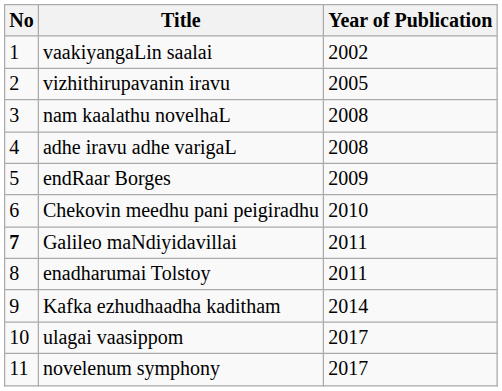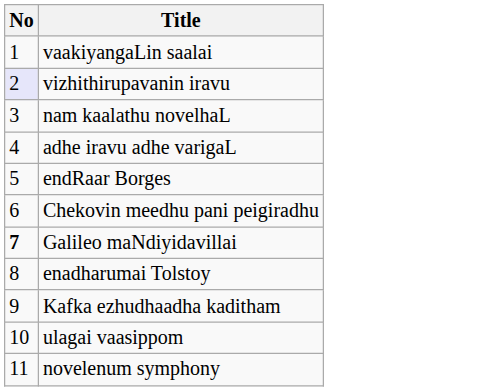- column: (410, 20)
(14, 83) no background -> (14, 83) lavender background
